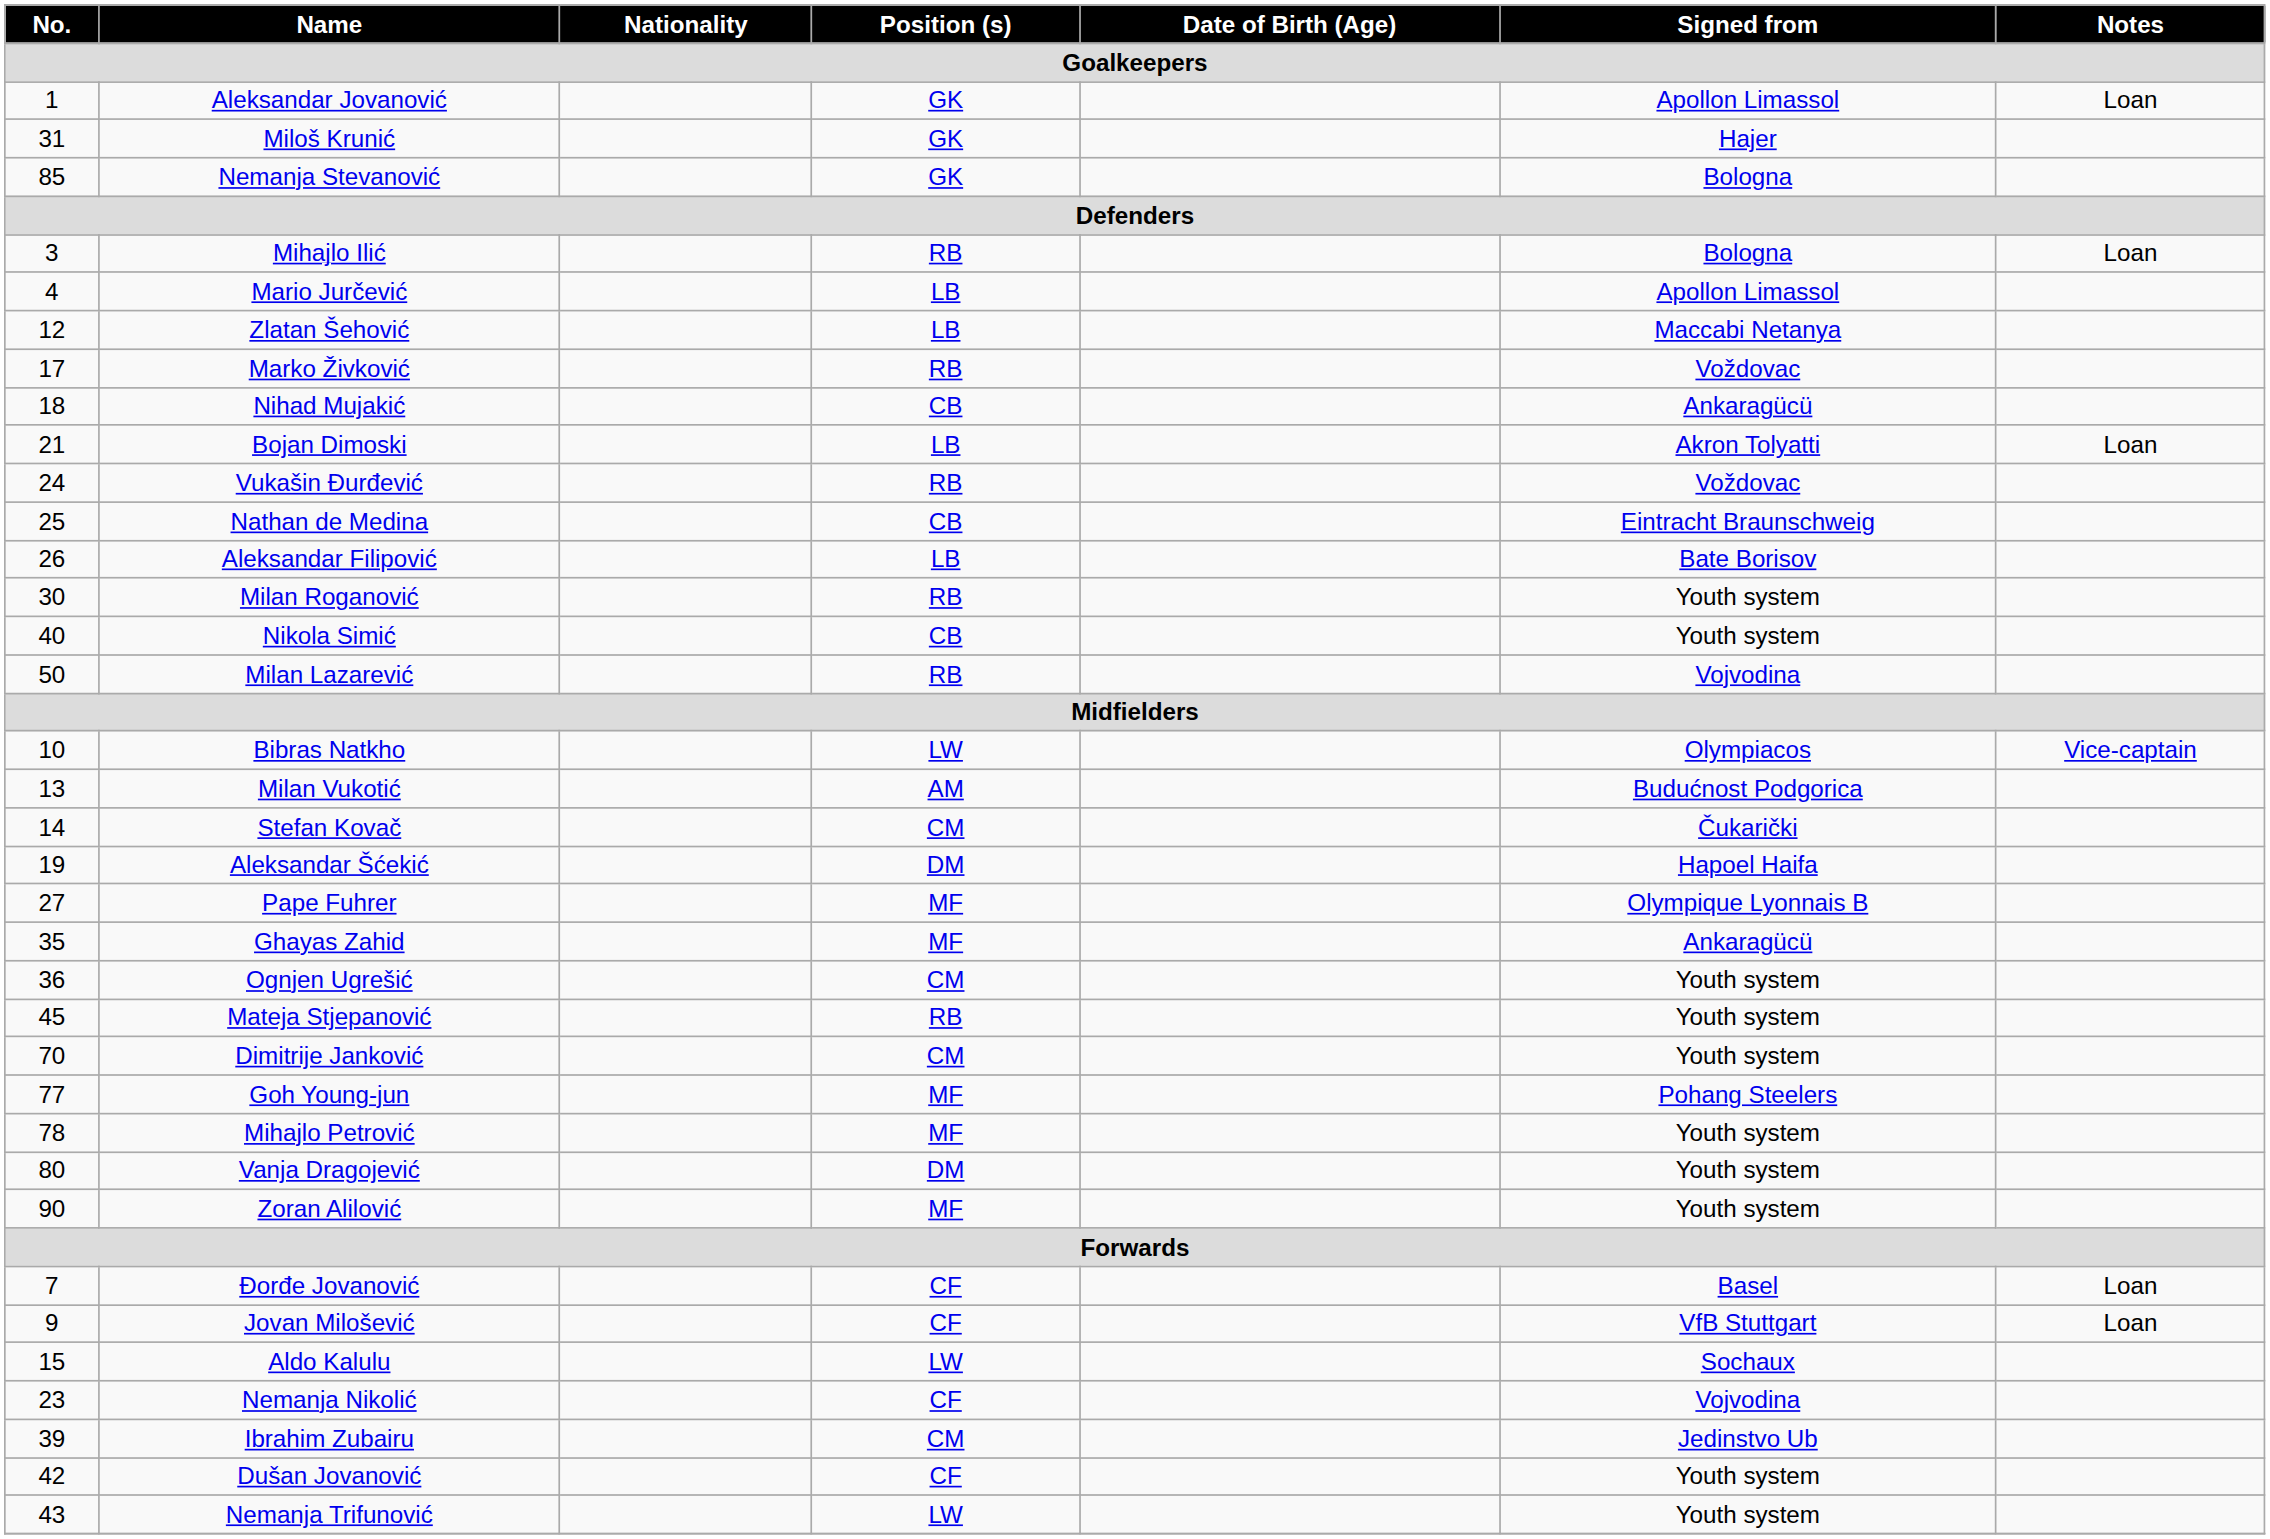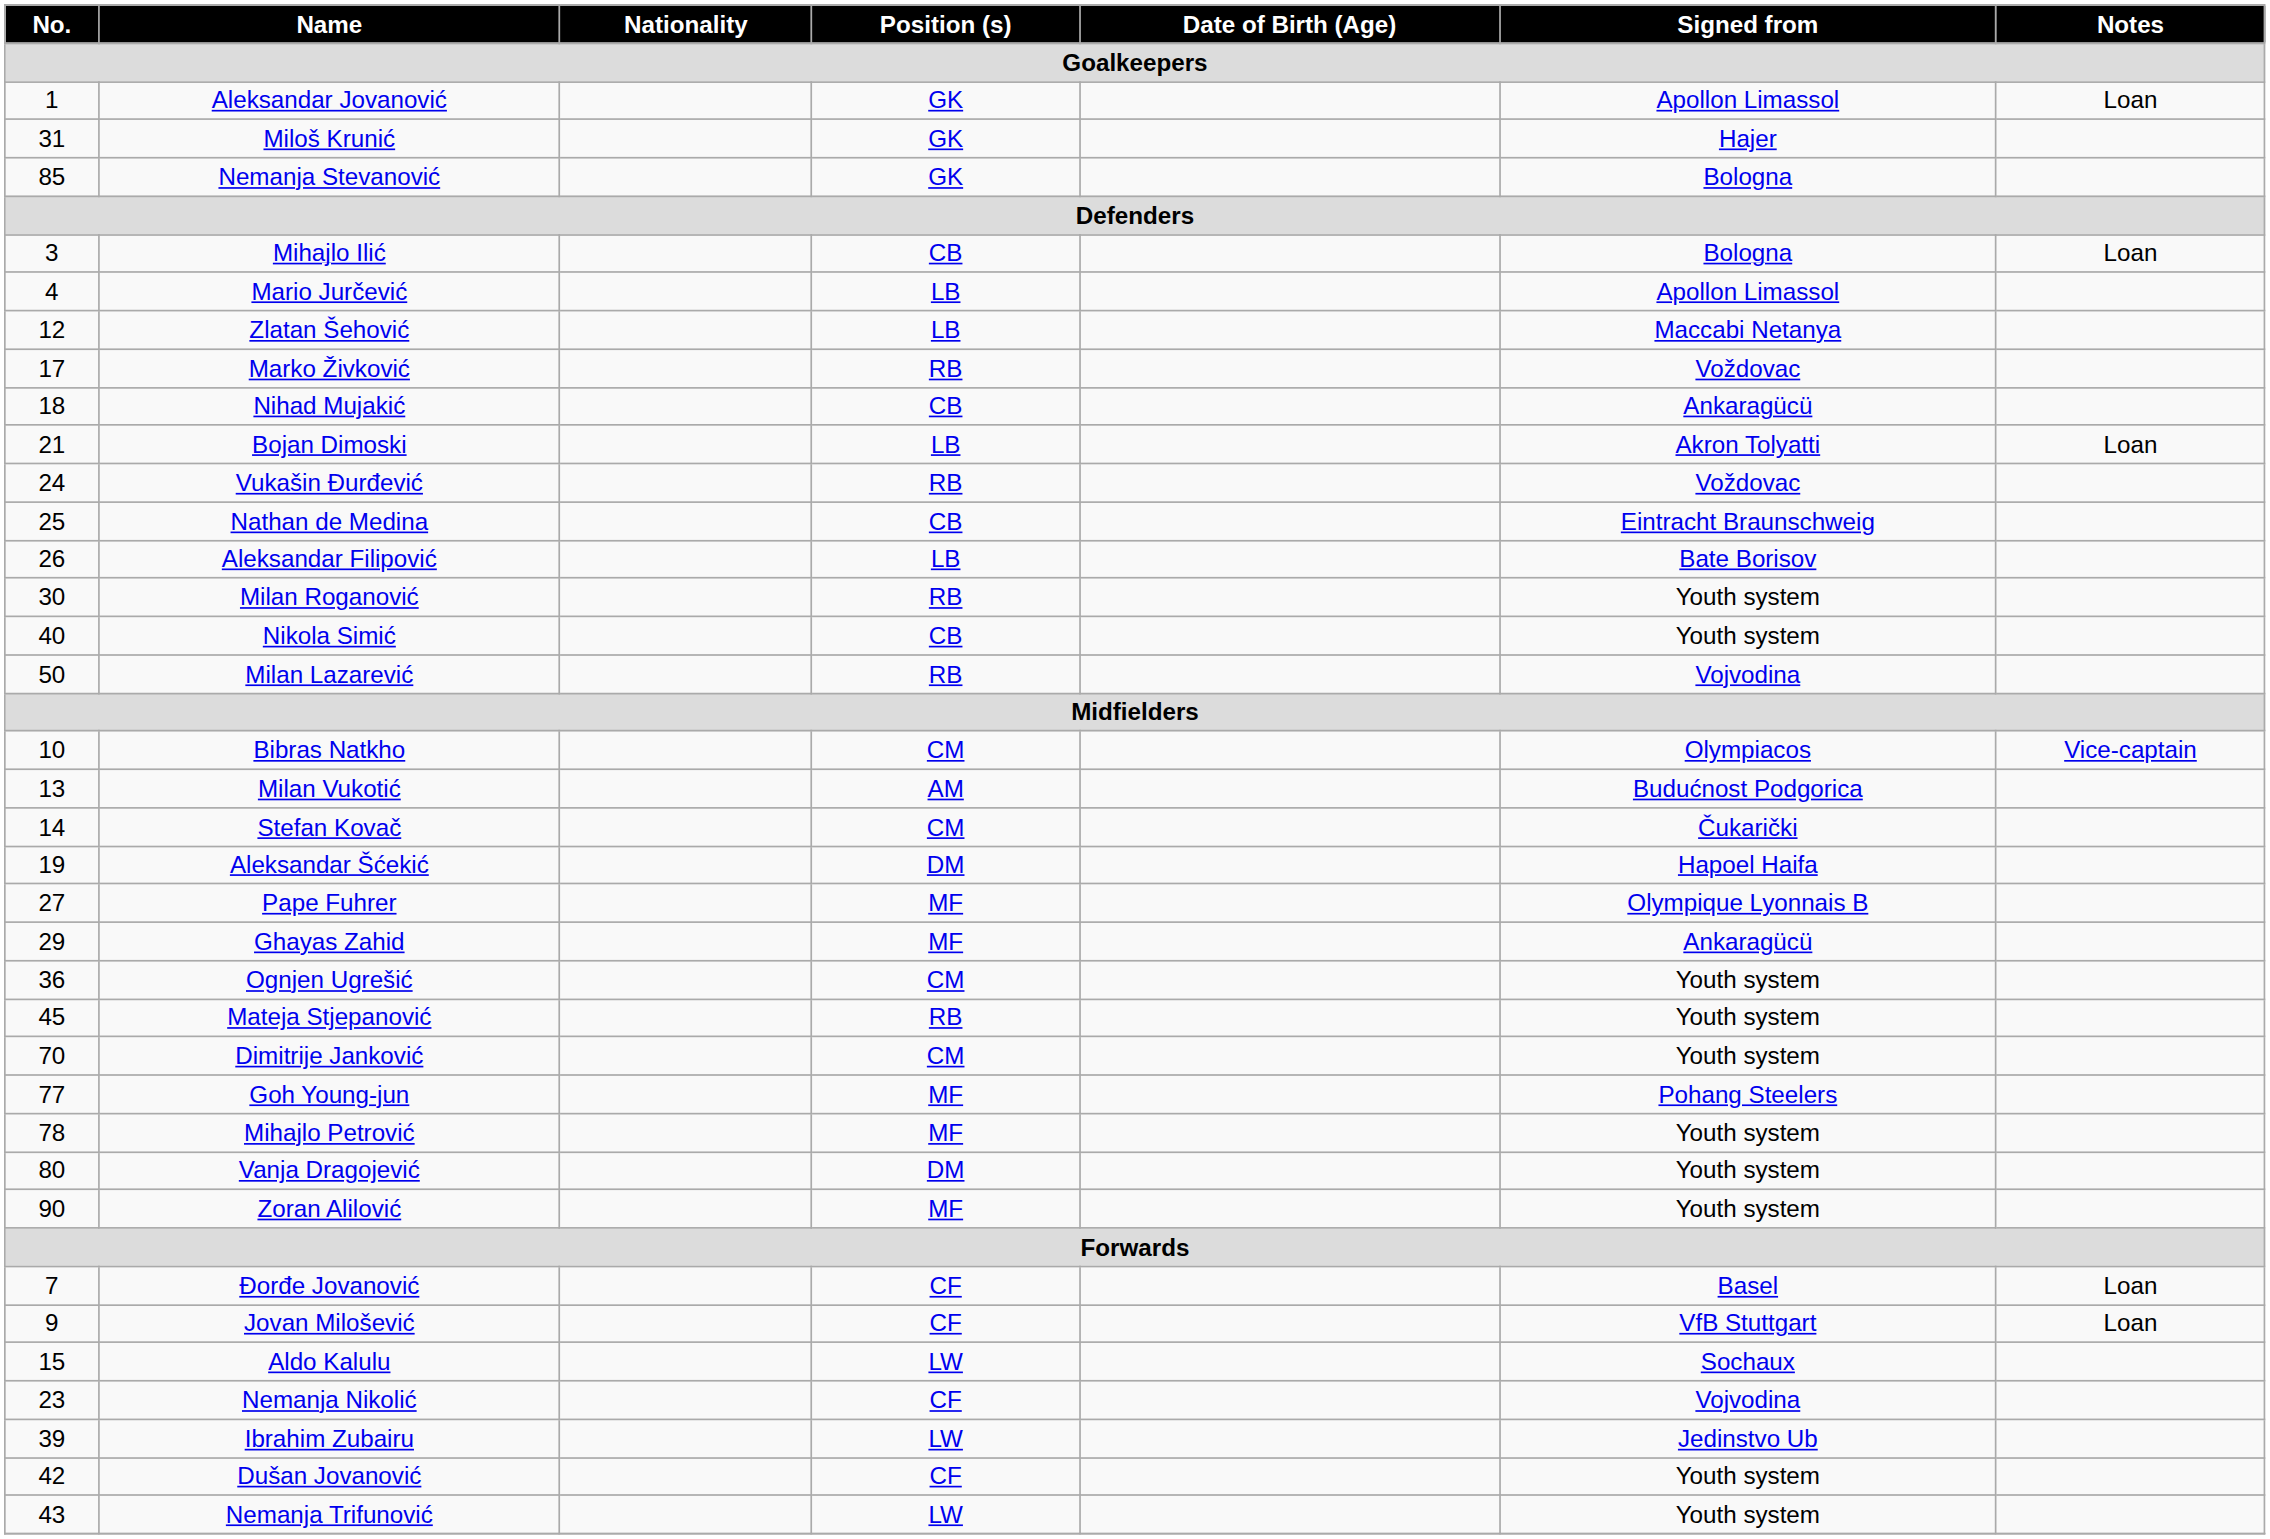(946, 254) RB -> (946, 254) CB
(946, 751) LW -> (946, 751) CM
(52, 942) 35 -> (52, 942) 29
(946, 1438) CM -> (946, 1438) LW
